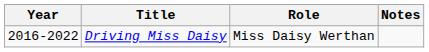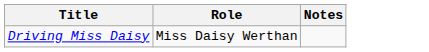- column: (43, 15)
